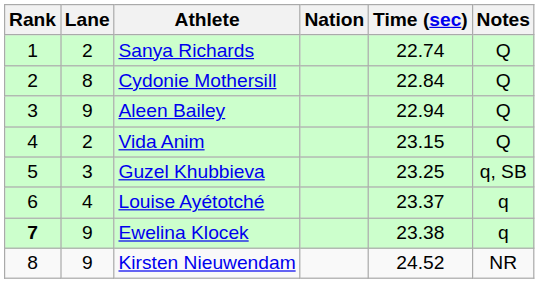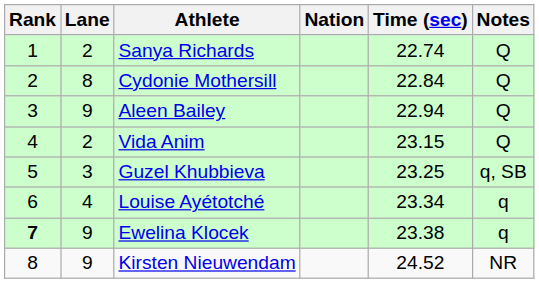(420, 202) 23.37 -> (420, 202) 23.34
